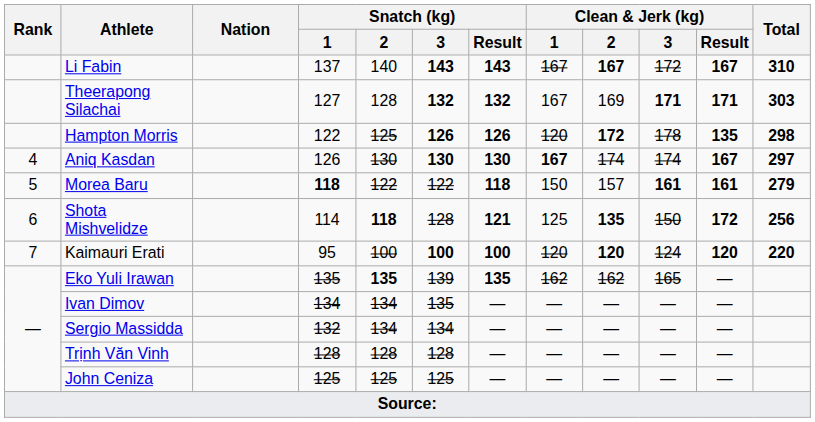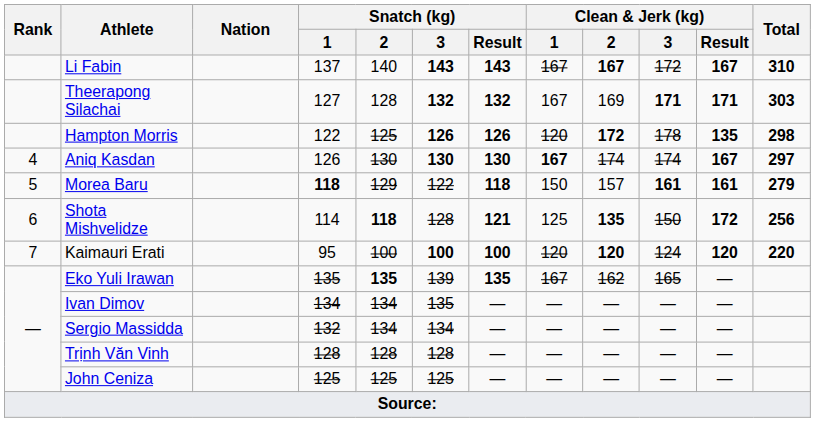(384, 185) 122 -> (384, 185) 129
(554, 278) 162 -> (554, 278) 167
